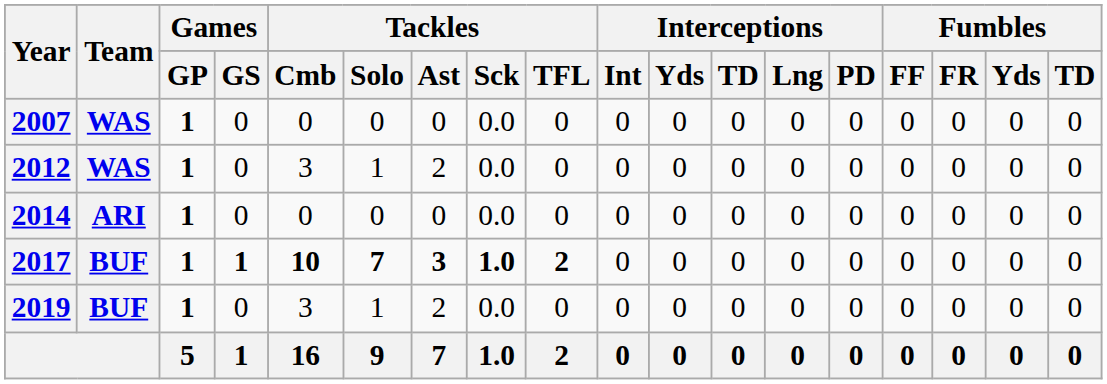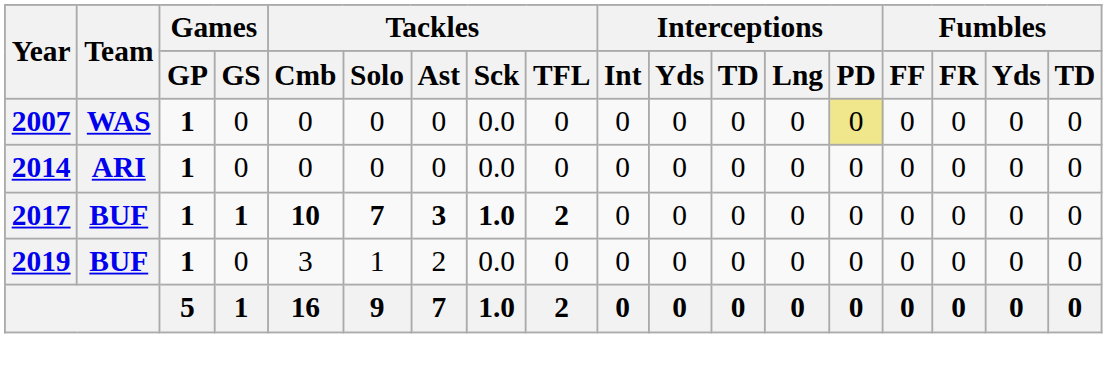(856, 121) no background -> (856, 121) khaki background
- row: (41, 167)
